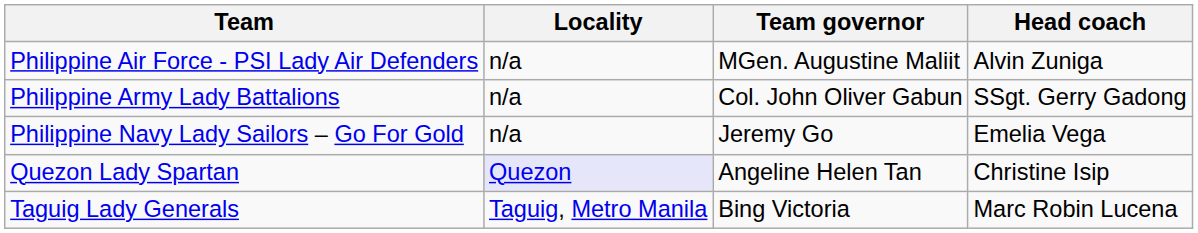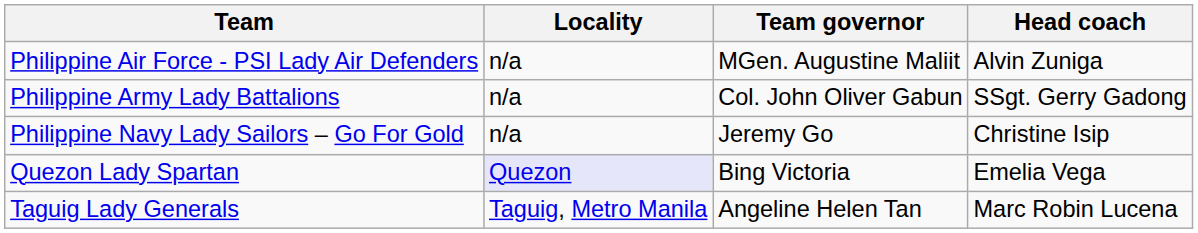(1040, 135) Emelia Vega -> (1041, 135) Christine Isip
(820, 172) Angeline Helen Tan -> (784, 172) Bing Victoria
(1041, 172) Christine Isip -> (1040, 172) Emelia Vega
(784, 209) Bing Victoria -> (820, 209) Angeline Helen Tan
